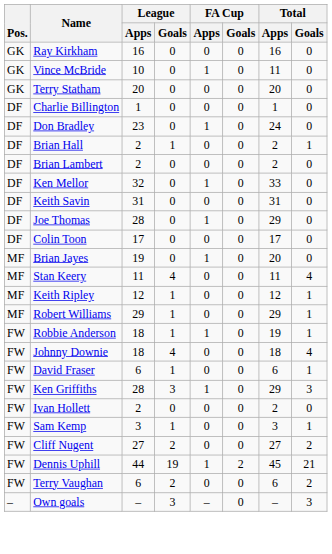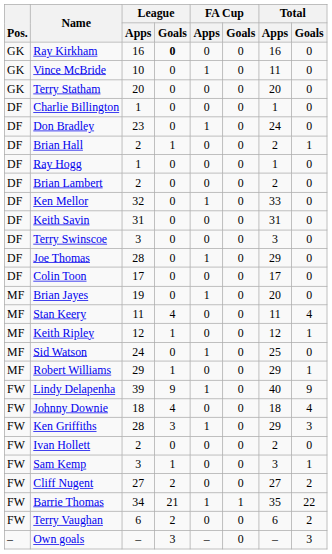(172, 51) normal -> (172, 51) bold
+ row: (57, 164)
+ row: (70, 239)
+ row: (60, 351)
- row: (75, 333)
+ row: (74, 389)
- row: (64, 370)
+ row: (69, 502)
- row: (67, 464)
